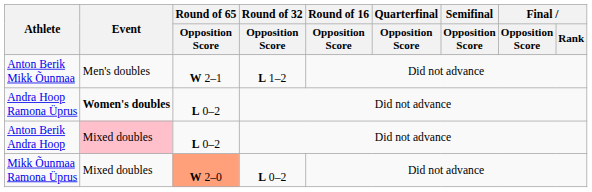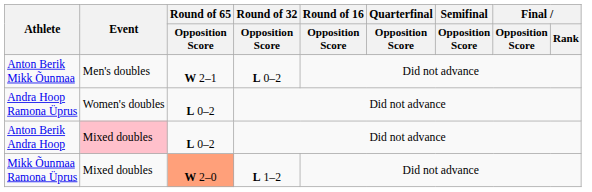(272, 78) L 1–2 -> (267, 78) L 0–2
(126, 104) bold -> (124, 104) normal
(272, 177) L 0–2 -> (267, 177) L 1–2
